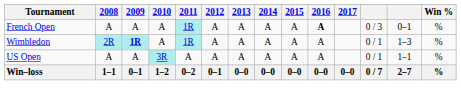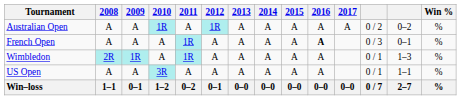+ row: (37, 26)
(135, 41) bold -> (135, 56) normal
